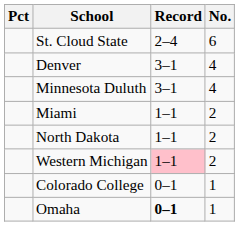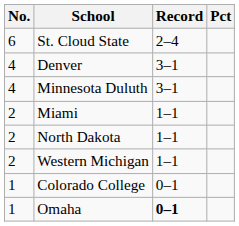columns swapped: (220, 16) <-> (19, 16)
(166, 161) pink background -> (167, 161) no background
